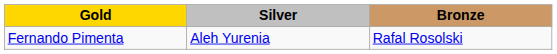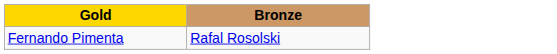- column: (278, 15)
